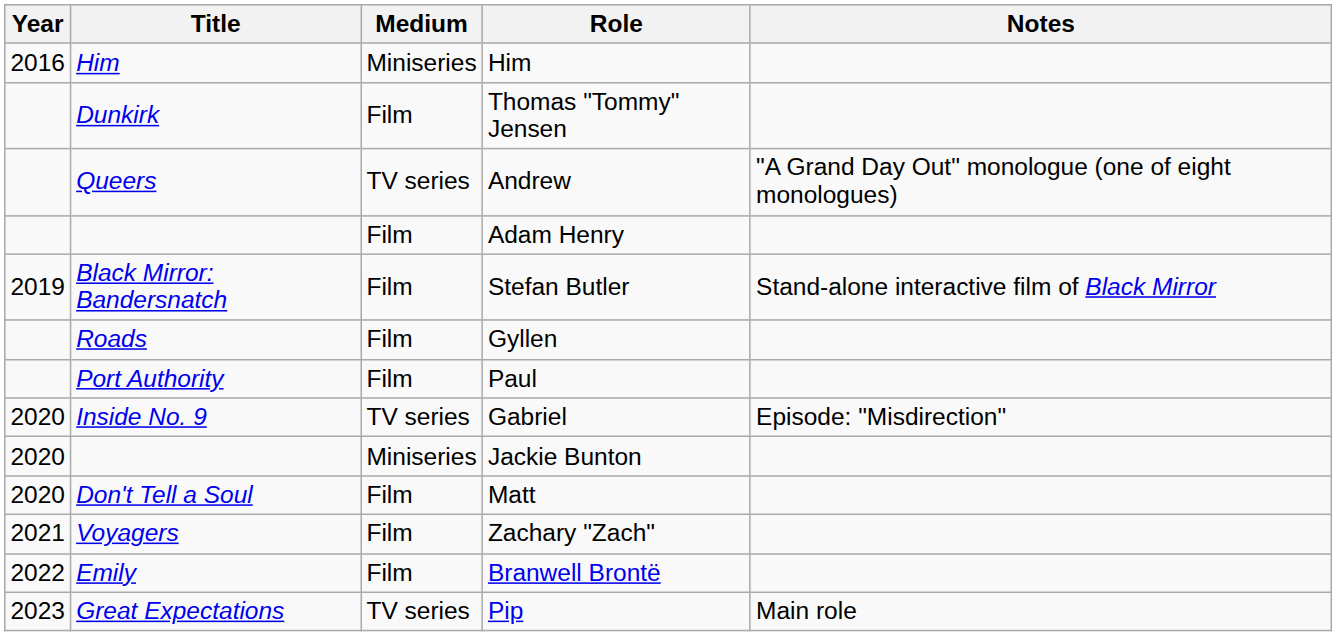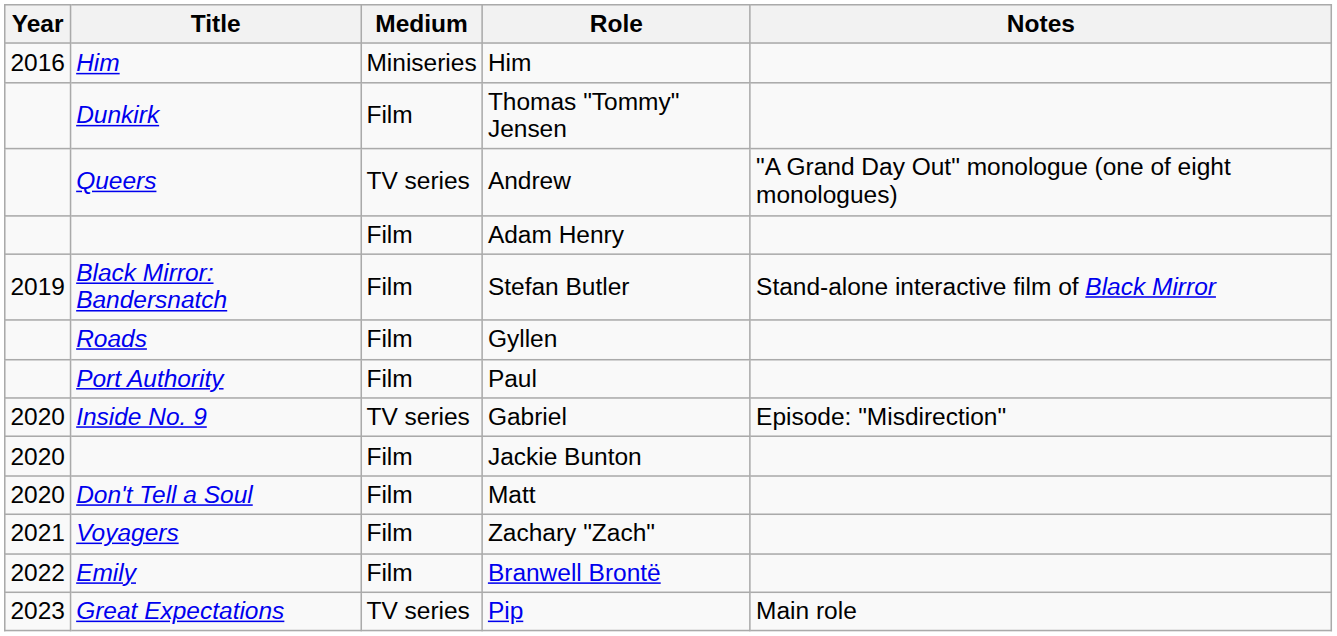(422, 455) Miniseries -> (390, 455) Film
